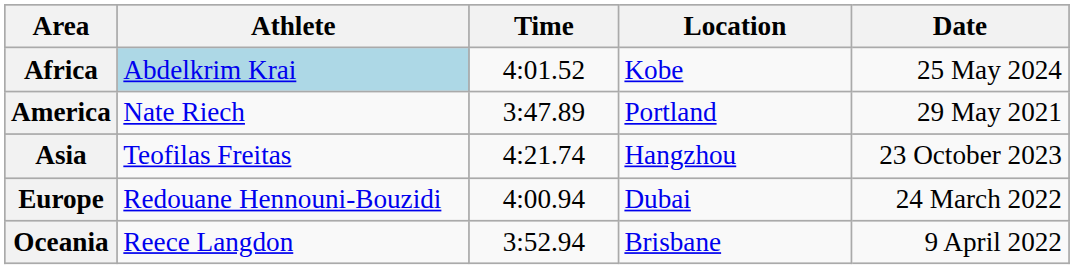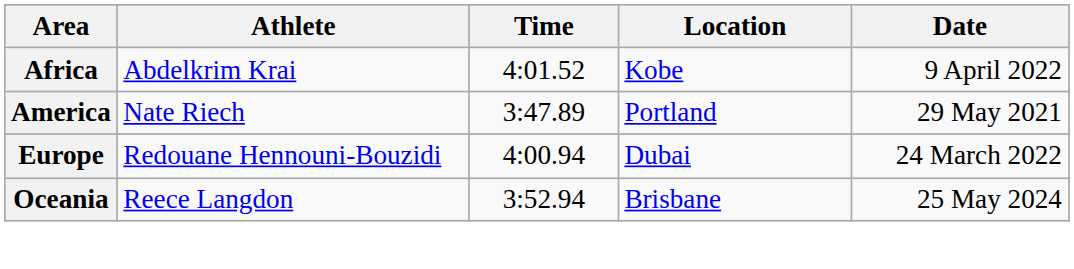(210, 69) lightblue background -> (210, 69) no background
(989, 69) 25 May 2024 -> (993, 69) 9 April 2022
- row: (61, 155)
(993, 241) 9 April 2022 -> (989, 198) 25 May 2024
